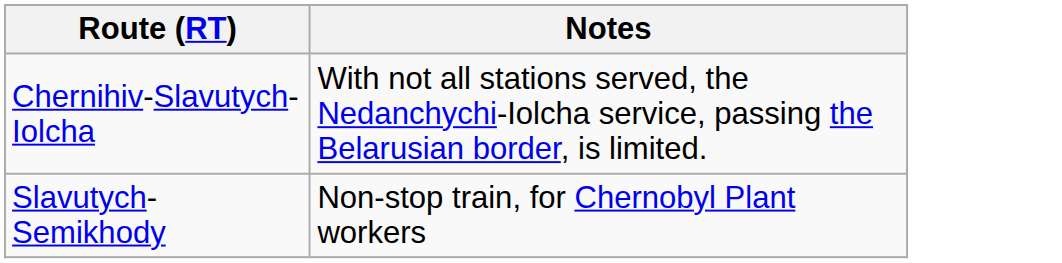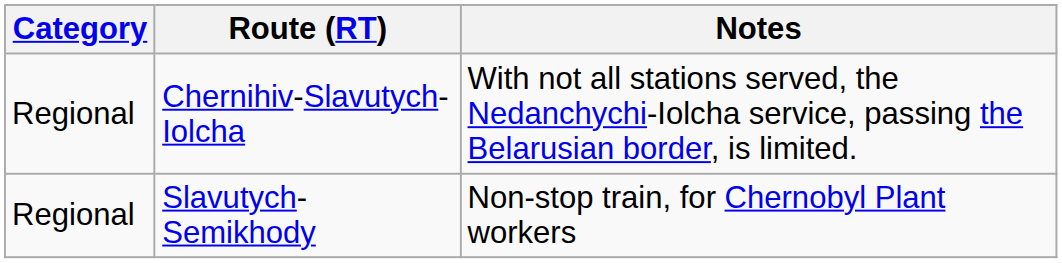+ column: (80, 29)
